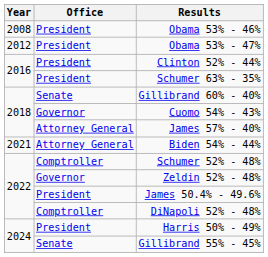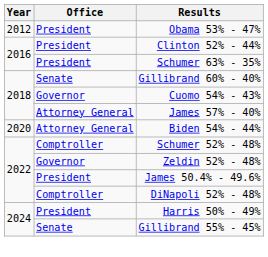- row: (215, 29)
(19, 145) 2021 -> (19, 128) 2020
